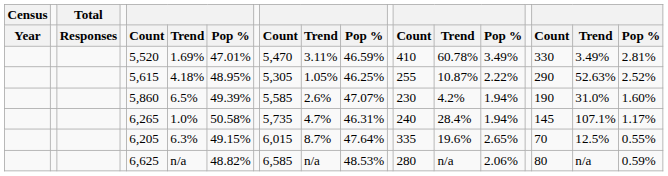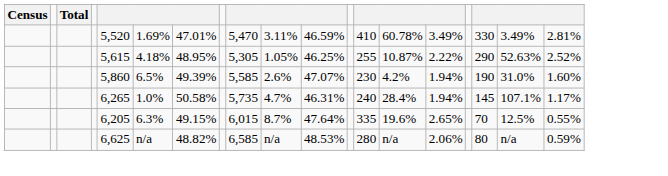- row: (27, 35)
